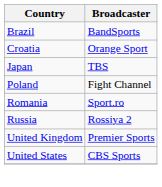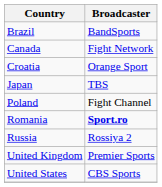+ row: (24, 48)
(106, 102) normal -> (108, 119) bold
